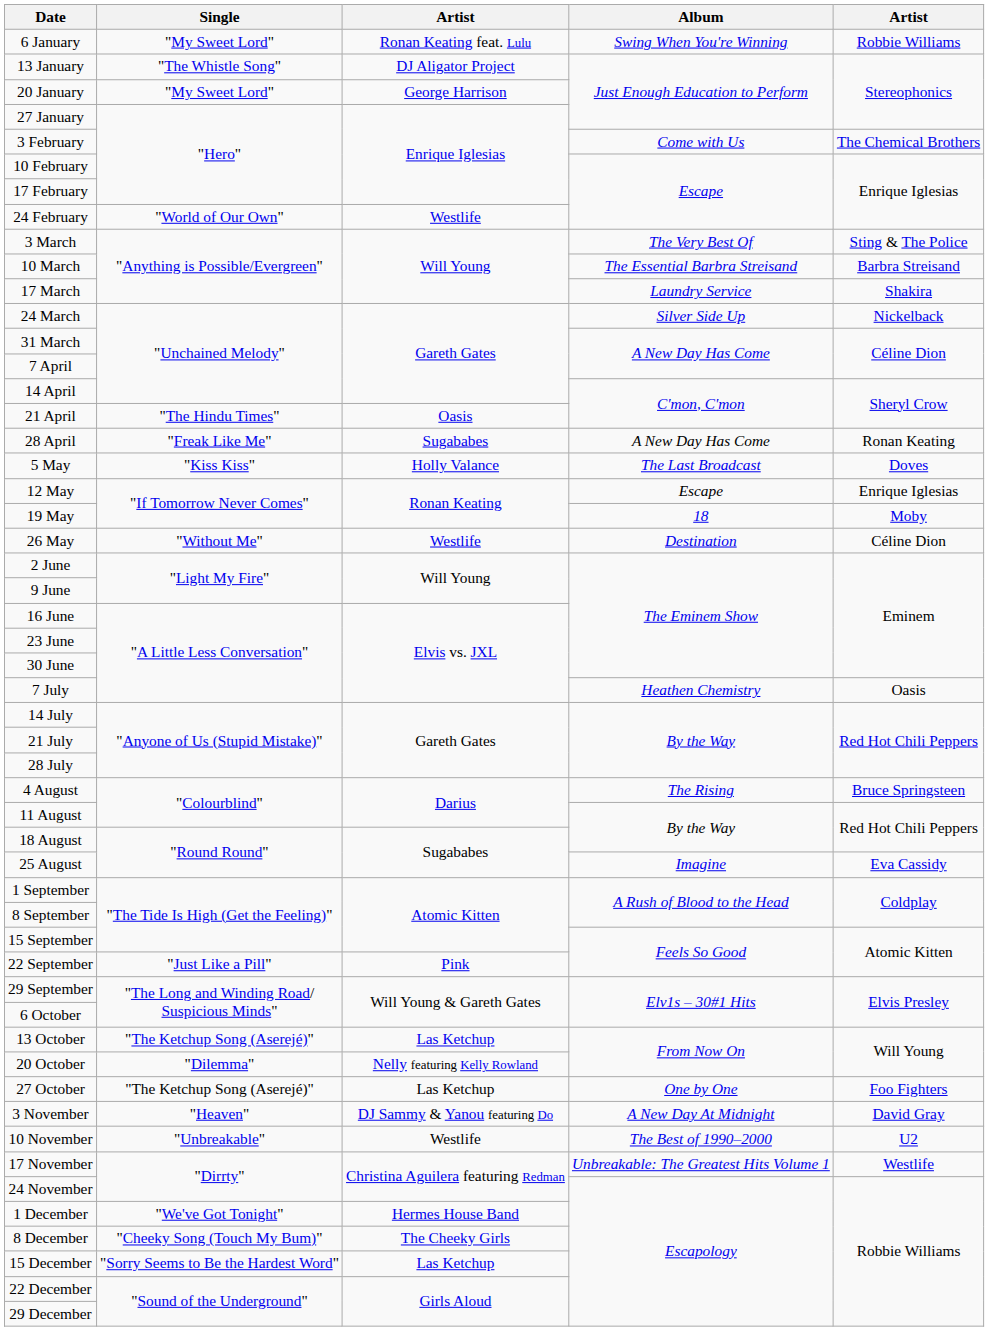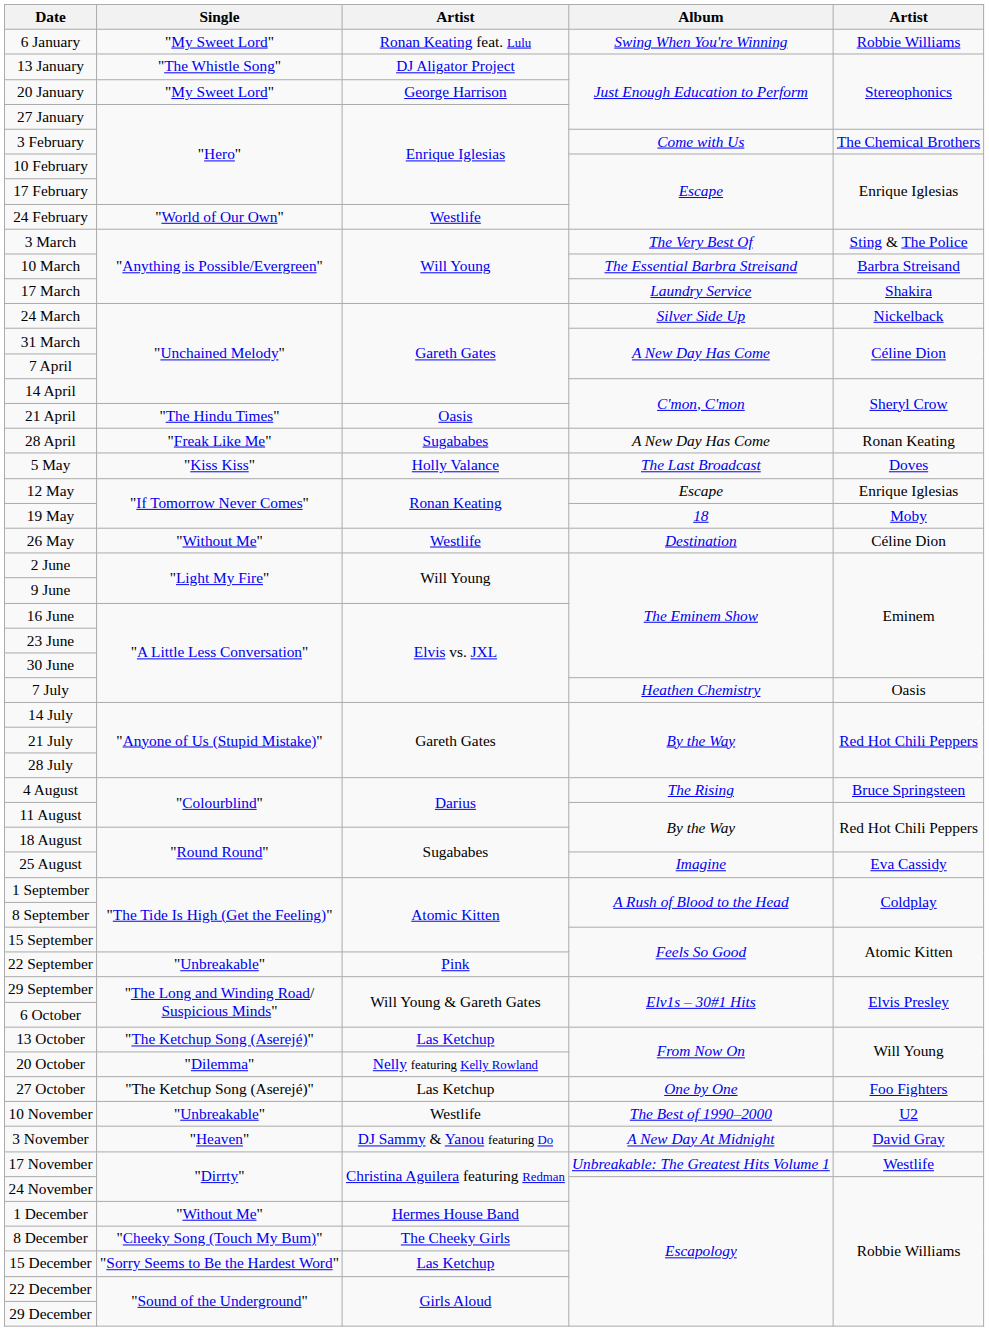(219, 964) "Just Like a Pill" -> (219, 964) "Unbreakable"
rows swapped: (50, 1113) <-> (50, 1138)
(219, 1213) "We've Got Tonight" -> (219, 1213) "Without Me"
